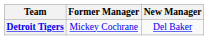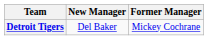columns swapped: (104, 12) <-> (173, 12)
